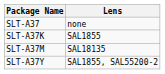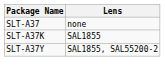- row: (25, 50)
